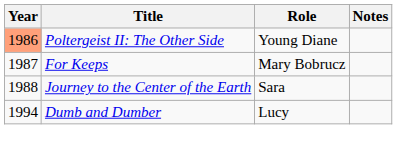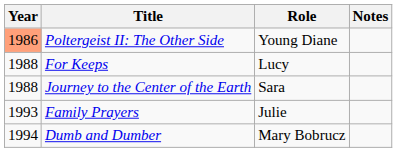(23, 64) 1987 -> (23, 64) 1988
(302, 64) Mary Bobrucz -> (274, 64) Lucy
+ row: (92, 111)
(274, 111) Lucy -> (302, 135) Mary Bobrucz
